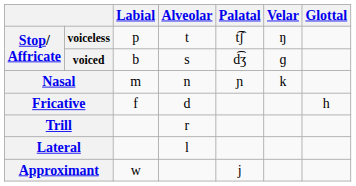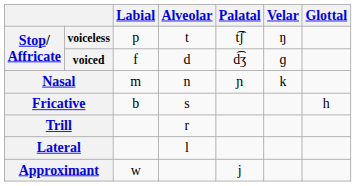(136, 59) b -> (136, 59) f
(187, 59) s -> (187, 59) d
(136, 103) f -> (136, 103) b
(187, 103) d -> (187, 103) s
